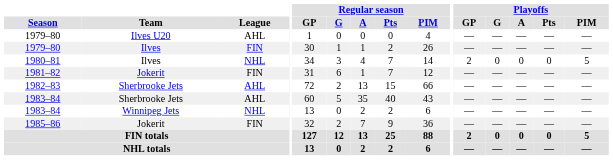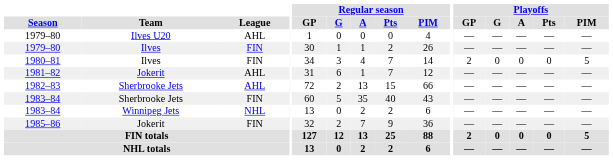(255, 60) NHL -> (255, 60) FIN
(255, 73) FIN -> (255, 73) AHL
(255, 98) AHL -> (255, 98) FIN
